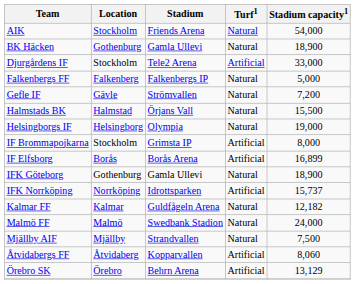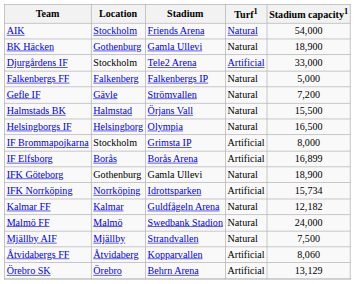(309, 127) 19,000 -> (309, 127) 16,500
(309, 191) 15,737 -> (309, 191) 15,734
